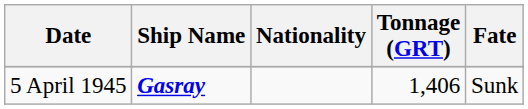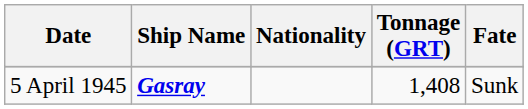(434, 85) 1,406 -> (434, 85) 1,408
